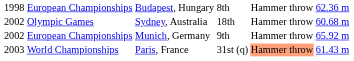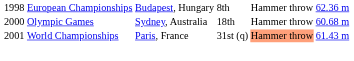(14, 21) 2002 -> (14, 21) 2000
- row: (80, 36)
(14, 50) 2003 -> (14, 36) 2001
